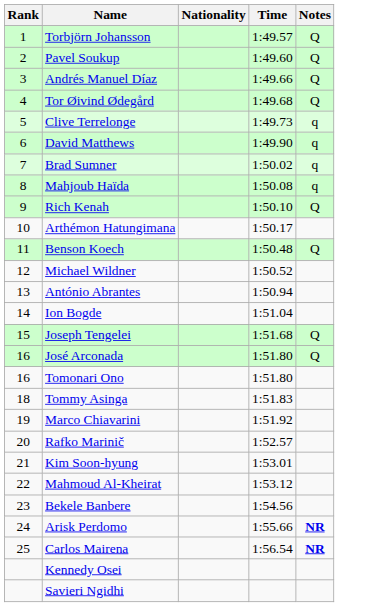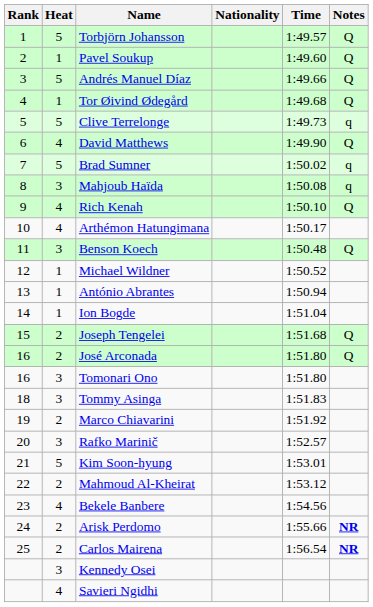+ column: (59, 15)
(315, 143) q -> (349, 143) Q
